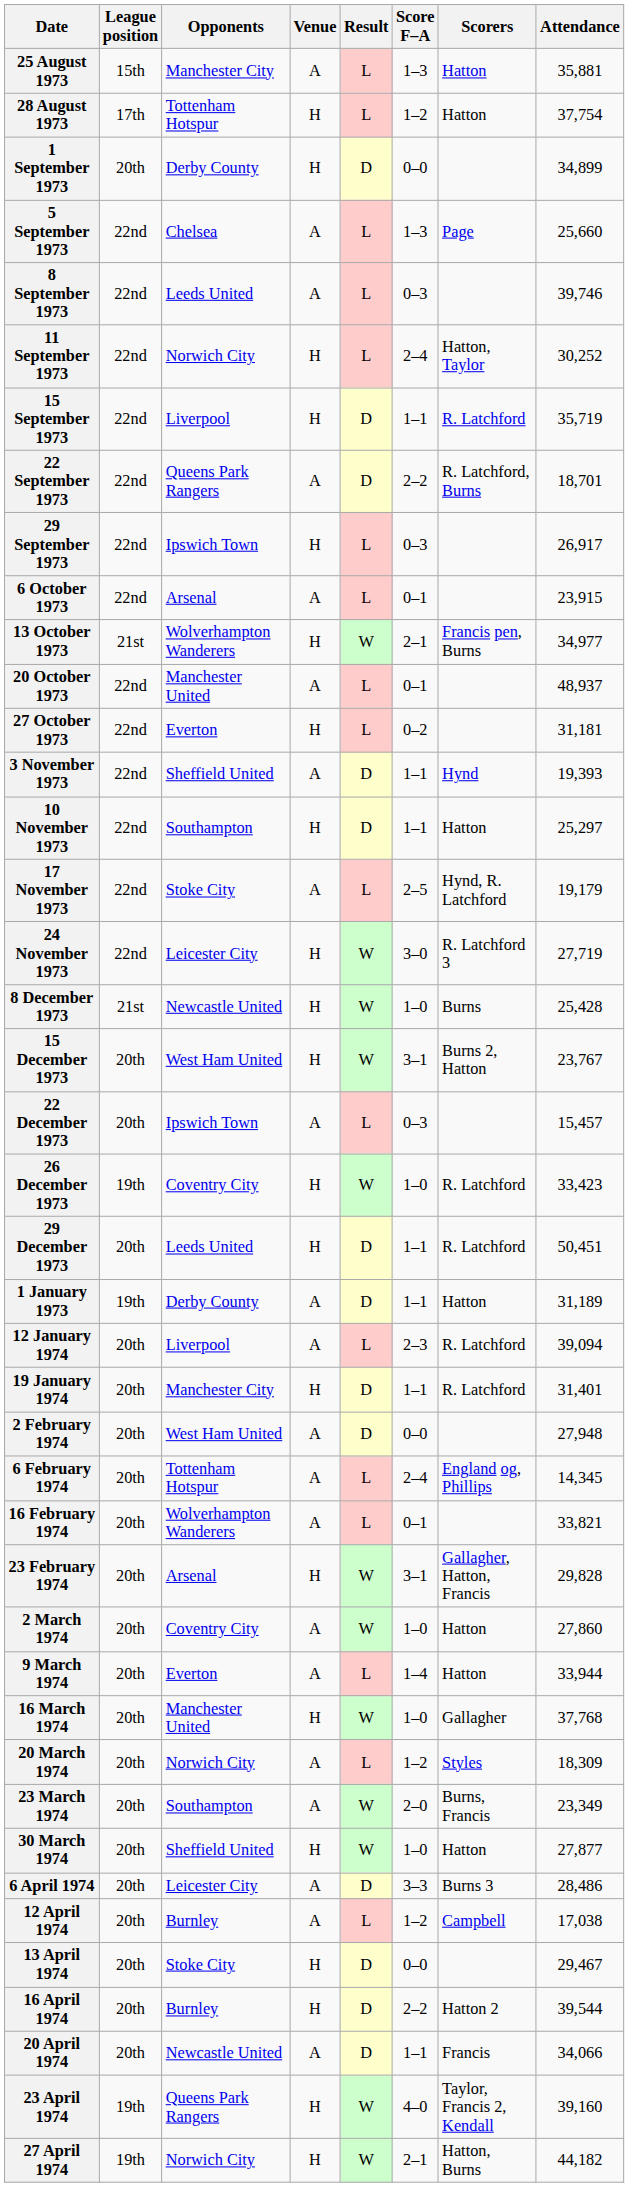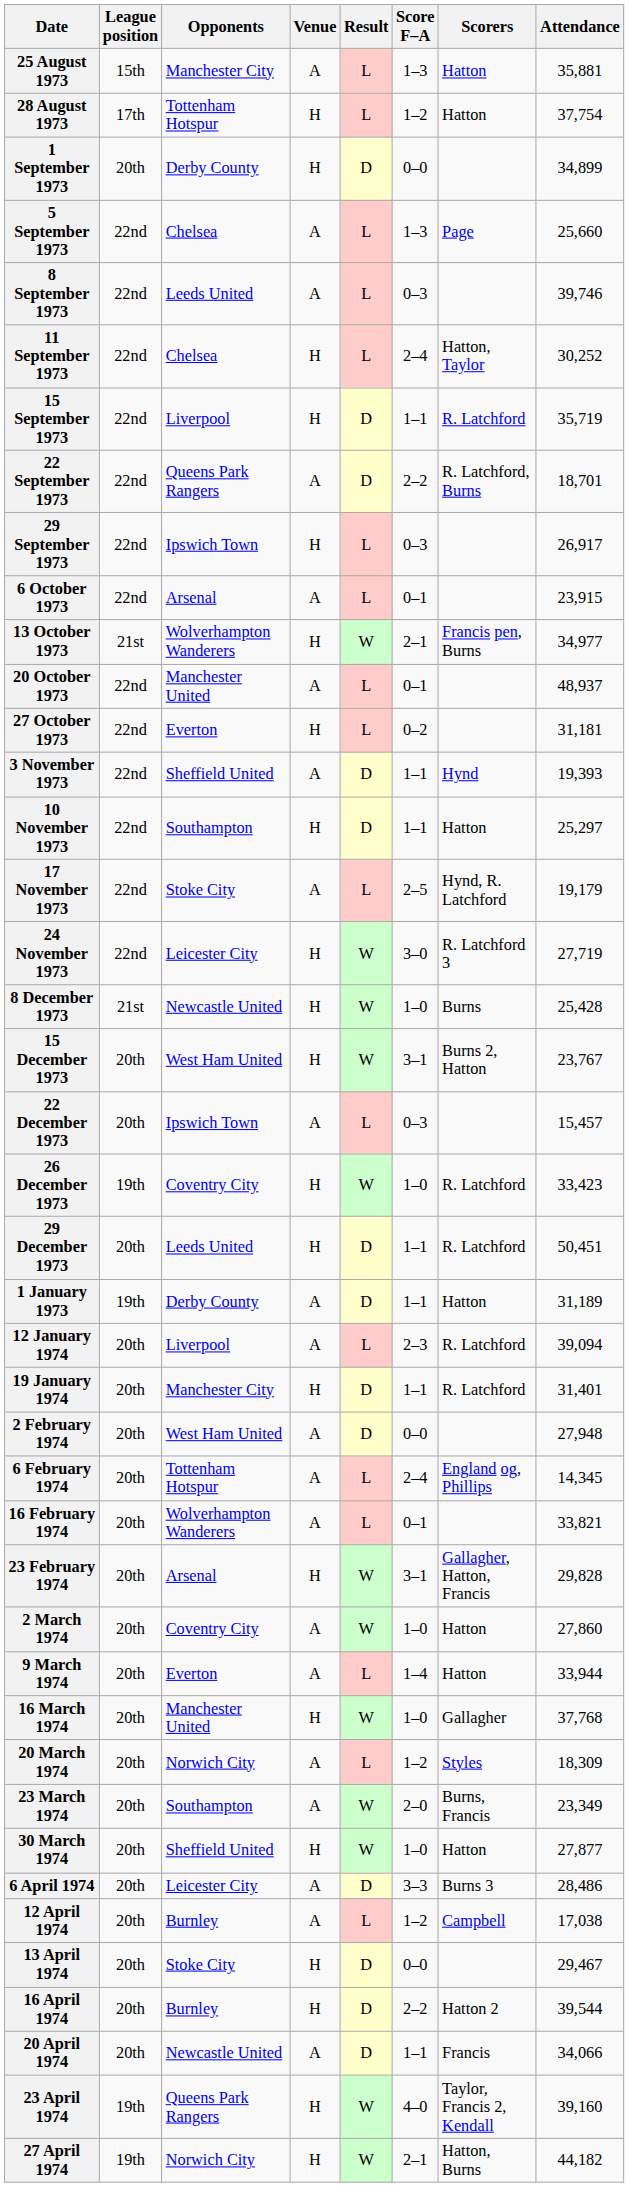(210, 356) Norwich City -> (192, 356) Chelsea
